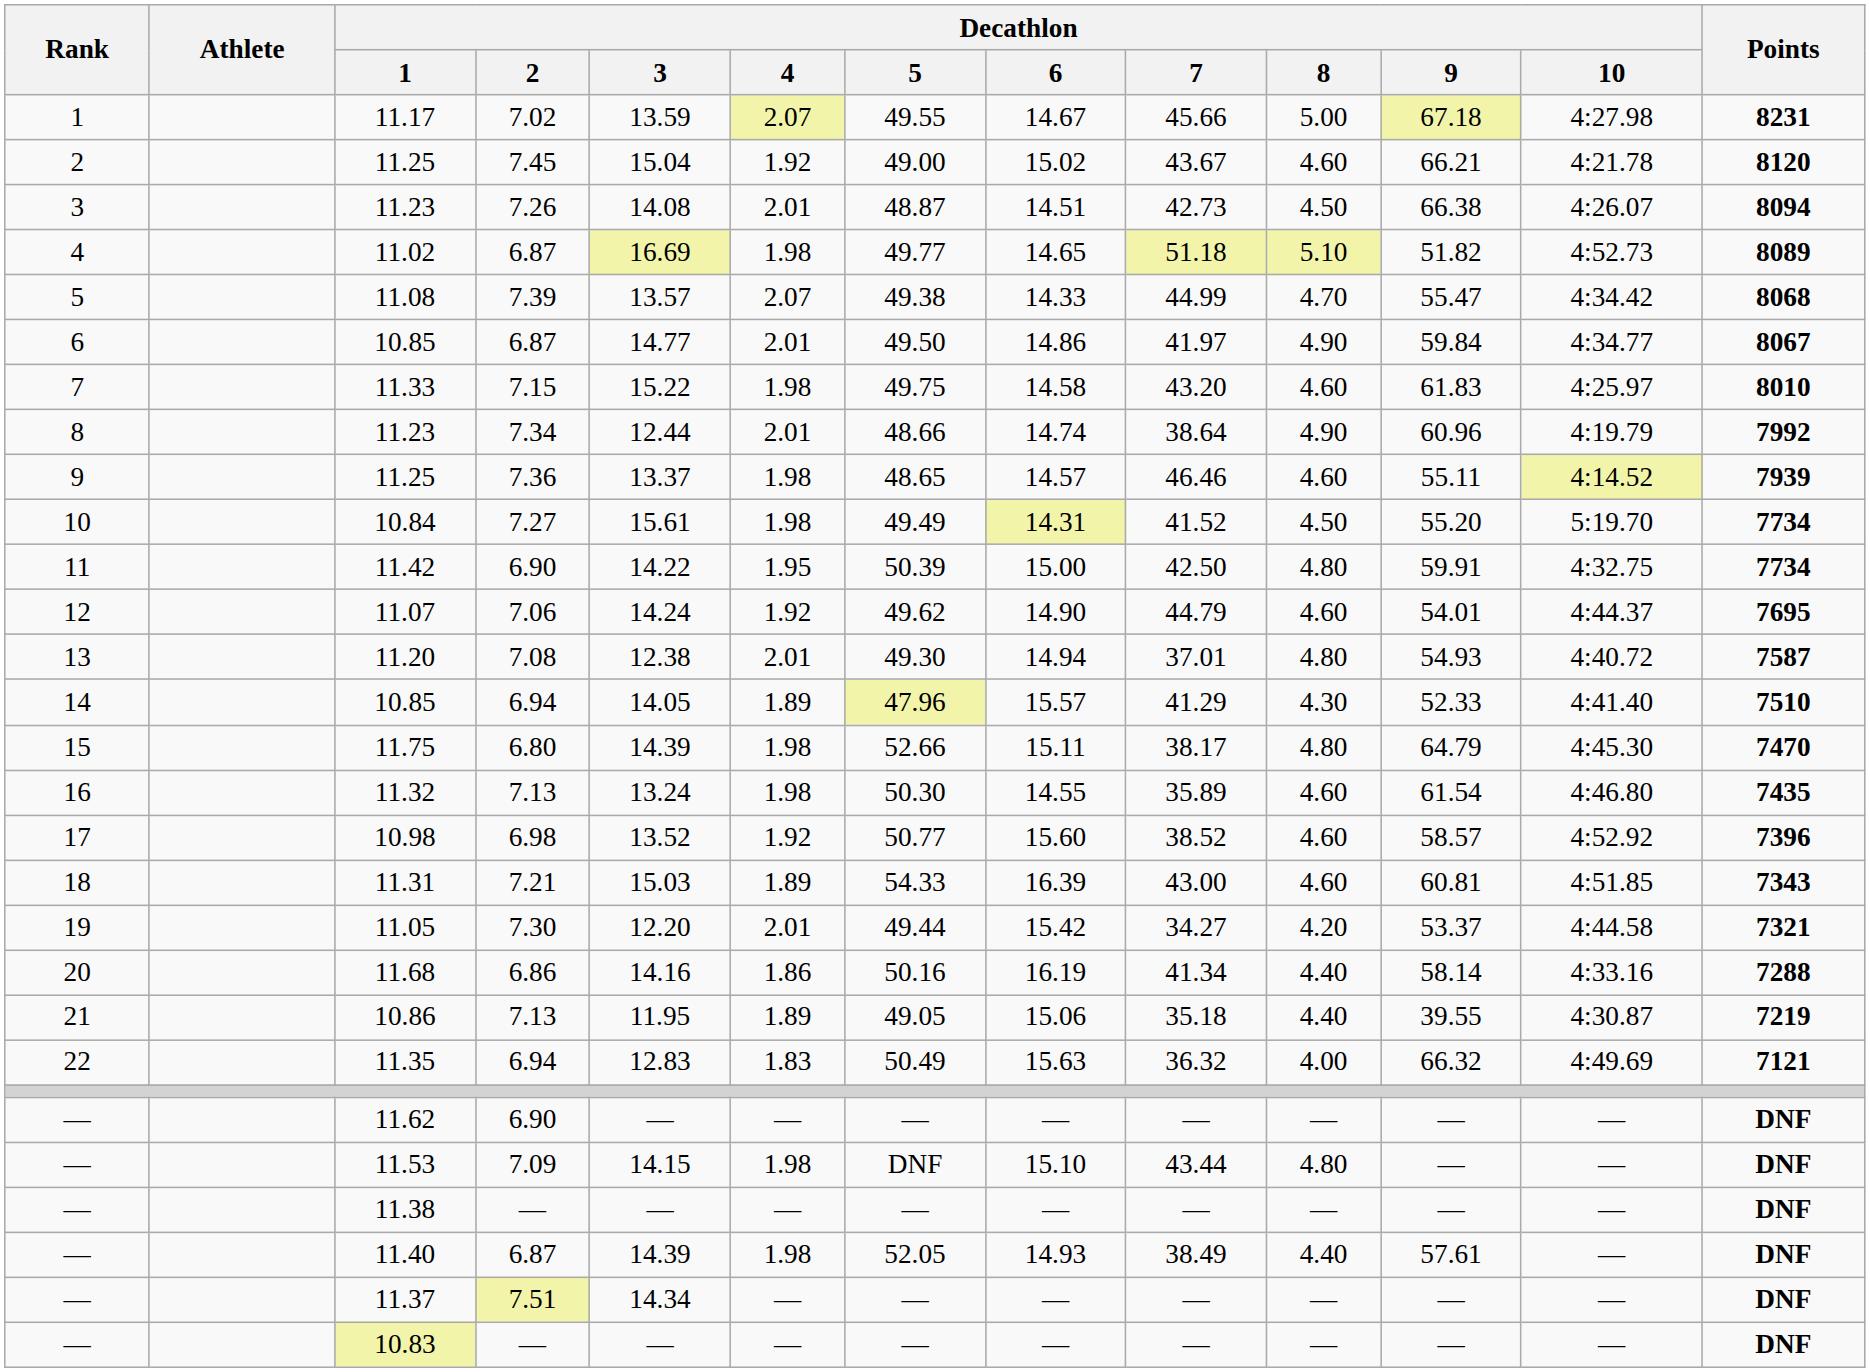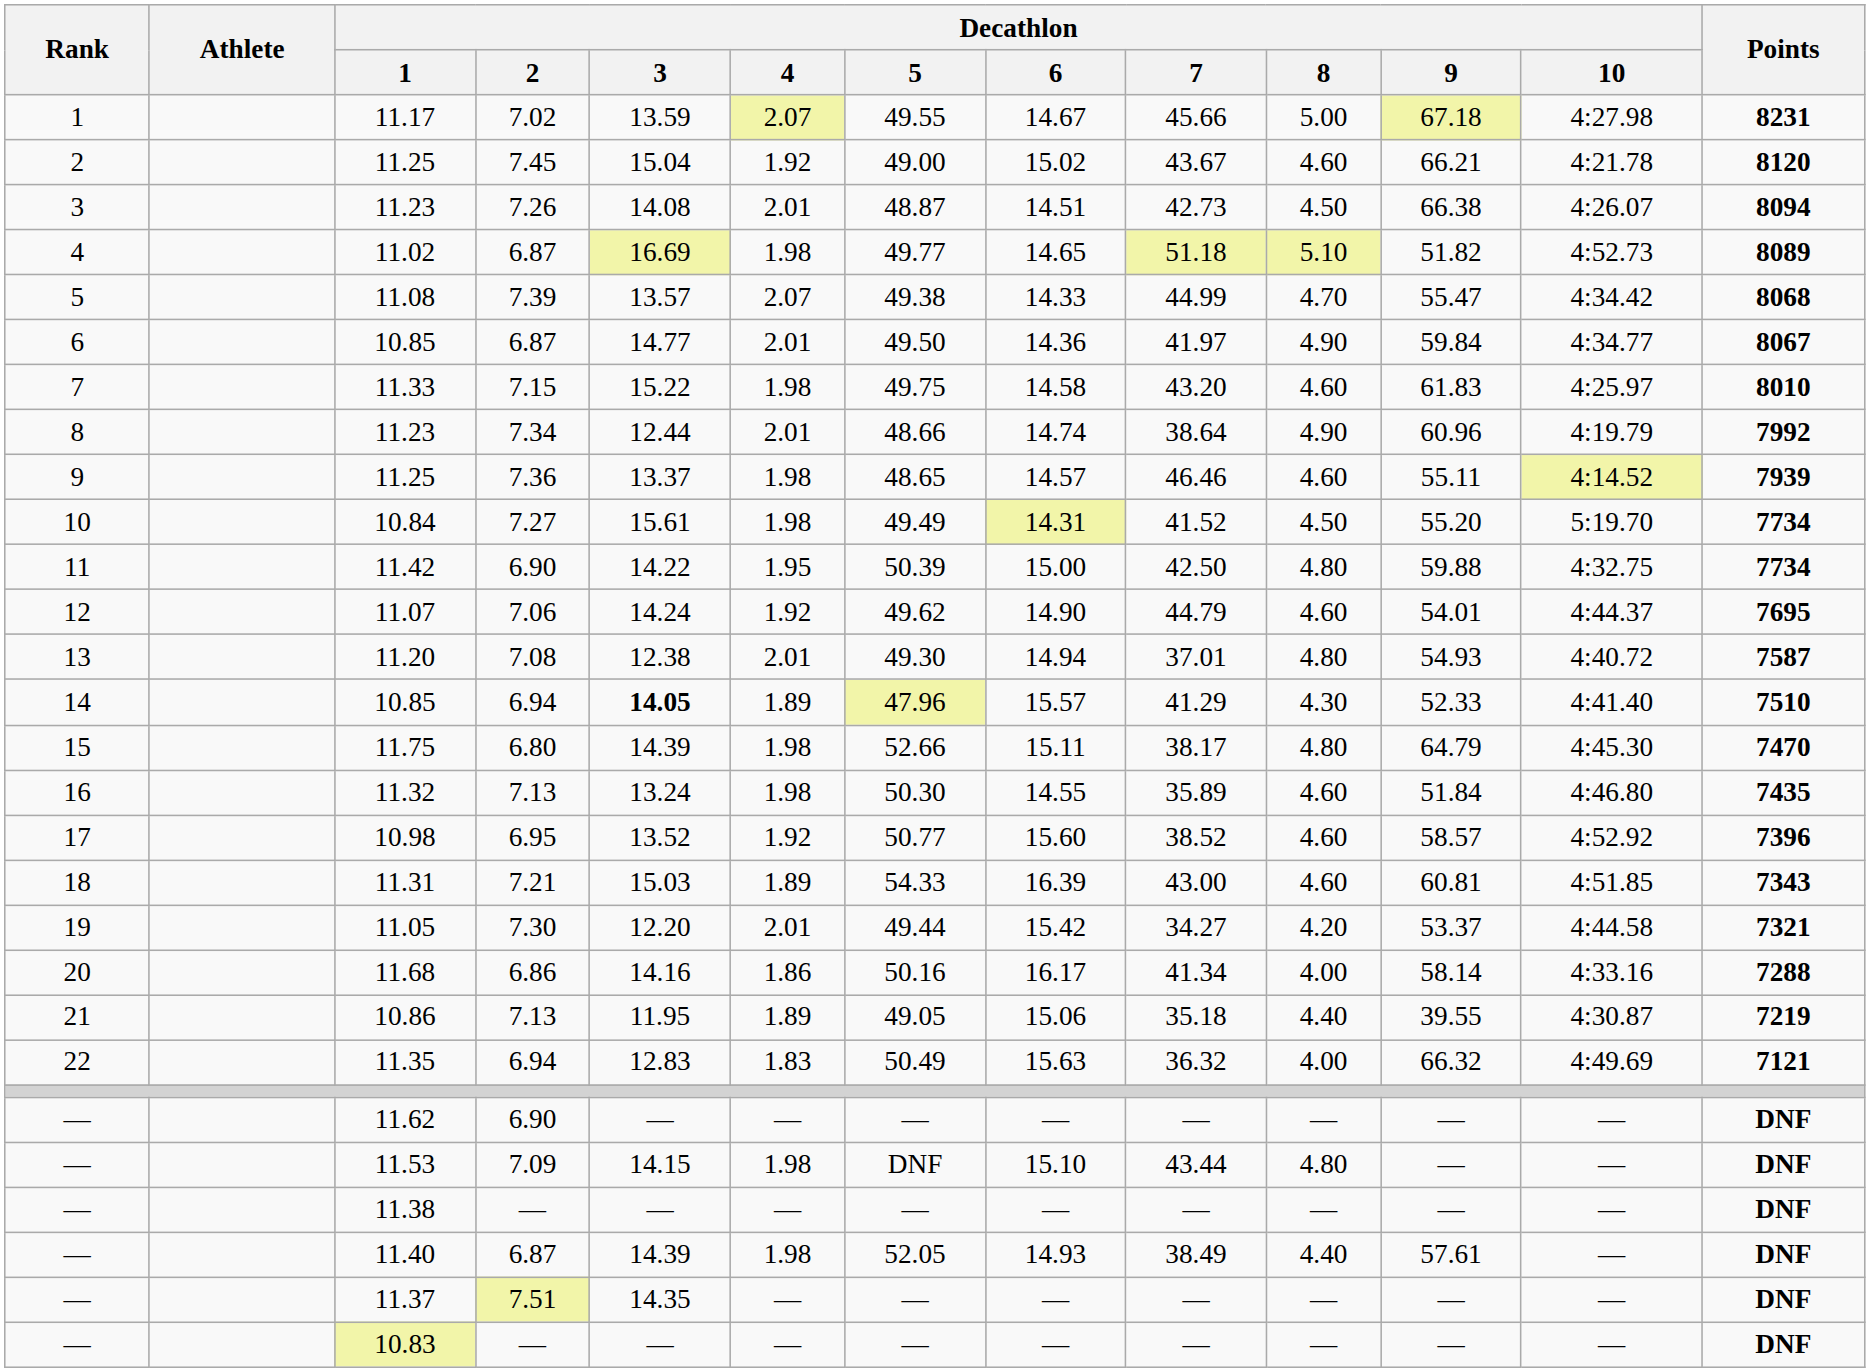(1056, 341) 14.86 -> (1056, 341) 14.36
(1451, 566) 59.91 -> (1451, 566) 59.88
(660, 701) normal -> (660, 701) bold
(1451, 791) 61.54 -> (1451, 791) 51.84
(533, 836) 6.98 -> (533, 836) 6.95
(1056, 971) 16.19 -> (1056, 971) 16.17
(1324, 971) 4.40 -> (1324, 971) 4.00
(660, 1298) 14.34 -> (660, 1298) 14.35
